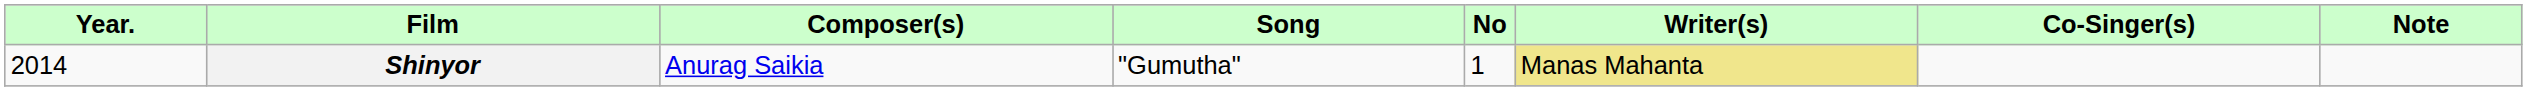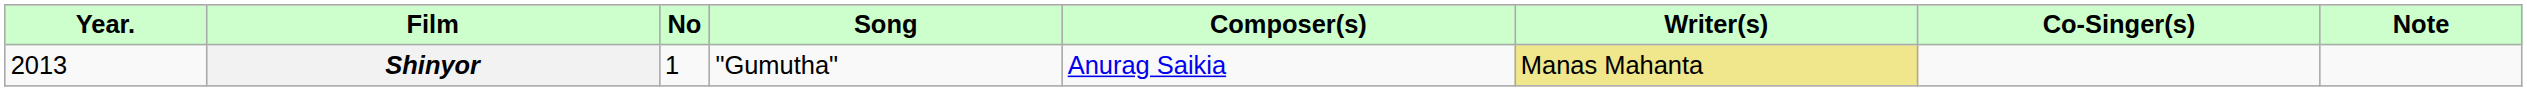columns swapped: (1490, 24) <-> (886, 24)
(39, 65) 2014 -> (39, 65) 2013
